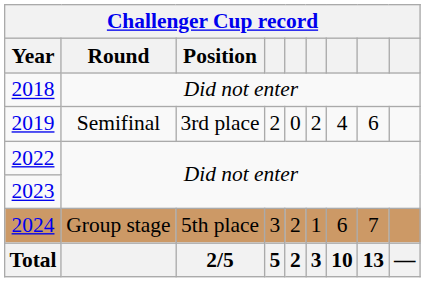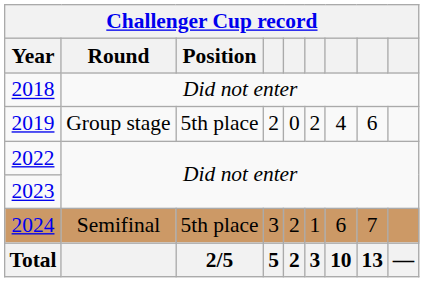(118, 123) Semifinal -> (118, 123) Group stage
(220, 123) 3rd place -> (219, 123) 5th place
(118, 225) Group stage -> (118, 225) Semifinal
